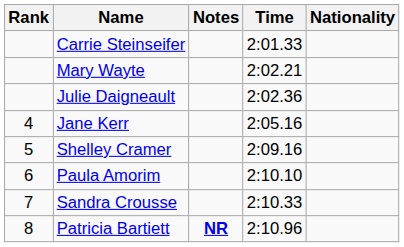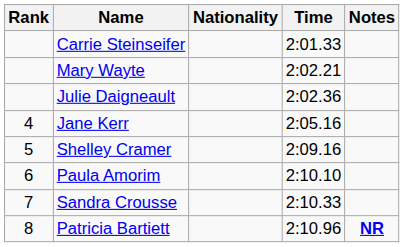columns swapped: (353, 17) <-> (216, 17)
